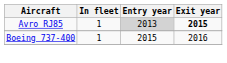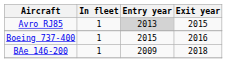(198, 24) bold -> (198, 24) normal
+ row: (41, 51)
